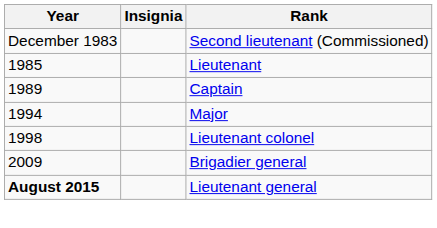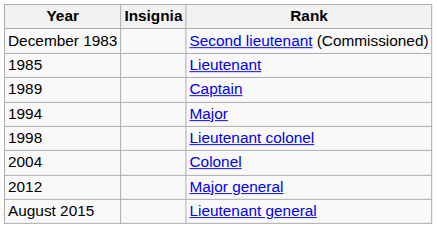+ row: (216, 162)
- row: (248, 162)
+ row: (236, 187)
(54, 187) bold -> (51, 211) normal
